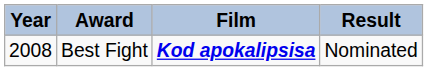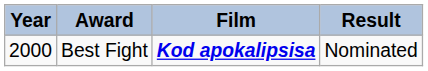(31, 51) 2008 -> (31, 51) 2000
